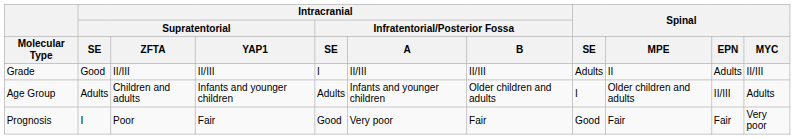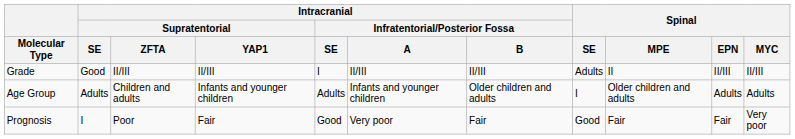(728, 71) Adults -> (722, 71) II/III
(722, 93) II/III -> (728, 93) Adults
